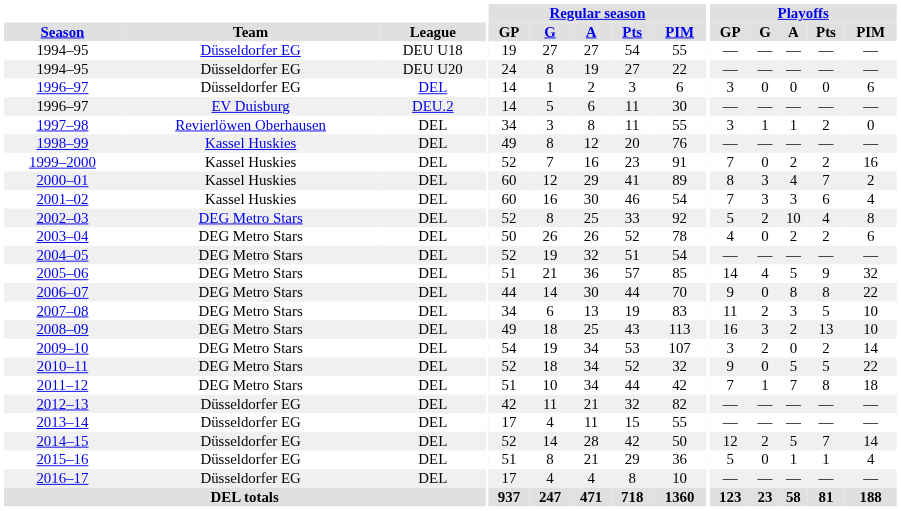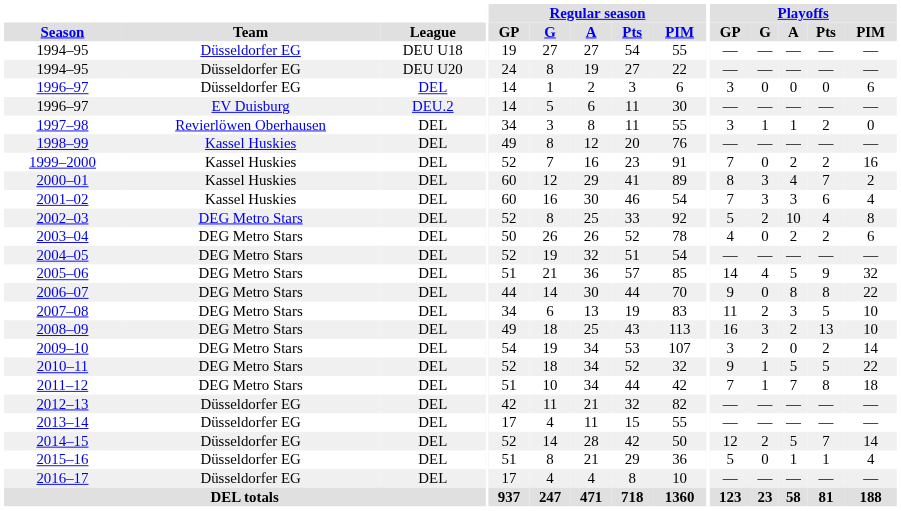(765, 366) 0 -> (765, 366) 1
